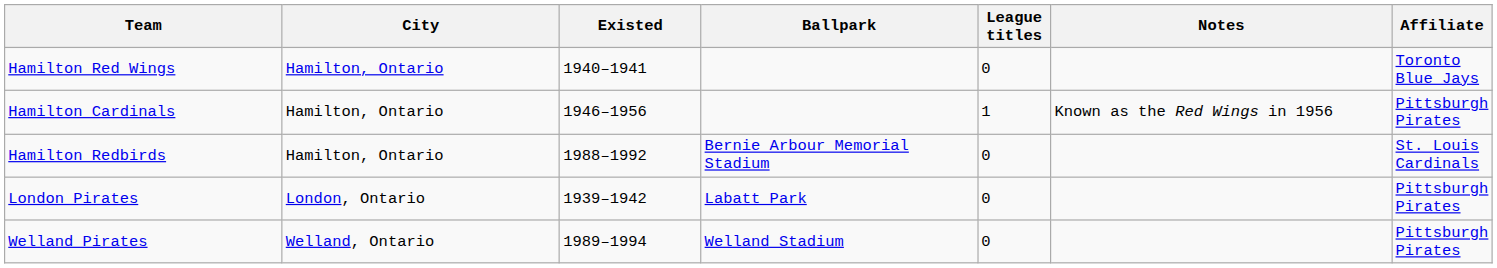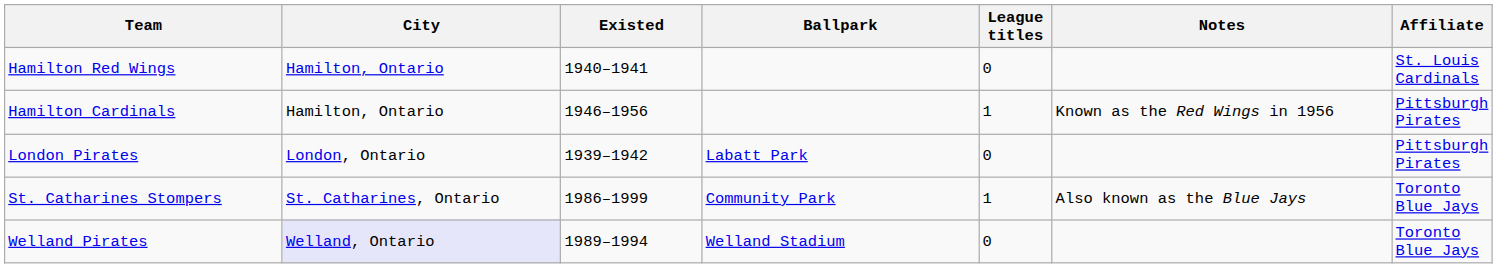(1437, 69) Toronto Blue Jays -> (1437, 69) St. Louis Cardinals
- row: (87, 155)
+ row: (115, 198)
(360, 241) no background -> (360, 241) lavender background
(1442, 241) Pittsburgh Pirates -> (1437, 241) Toronto Blue Jays
